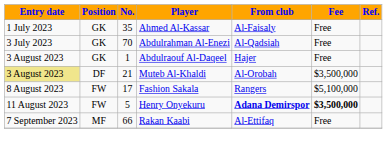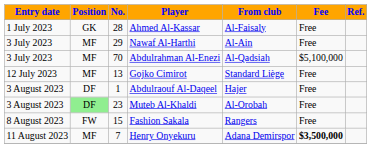(127, 27) 35 -> (118, 27) 28
+ row: (162, 43)
(99, 43) GK -> (89, 58) MF
(323, 43) Free -> (321, 58) $5,100,000
+ row: (158, 74)
(99, 58) GK -> (89, 89) DF
(35, 74) khaki background -> (35, 105) no background
(99, 74) no background -> (89, 105) lightgreen background
(127, 74) 21 -> (118, 105) 23
(336, 74) $3,500,000 -> (308, 105) Free
(127, 89) 17 -> (118, 120) 15
(336, 89) $5,100,000 -> (308, 120) Free
(99, 105) FW -> (89, 136) MF
(127, 105) 5 -> (118, 136) 7
(272, 105) bold -> (260, 136) normal
- row: (164, 120)
